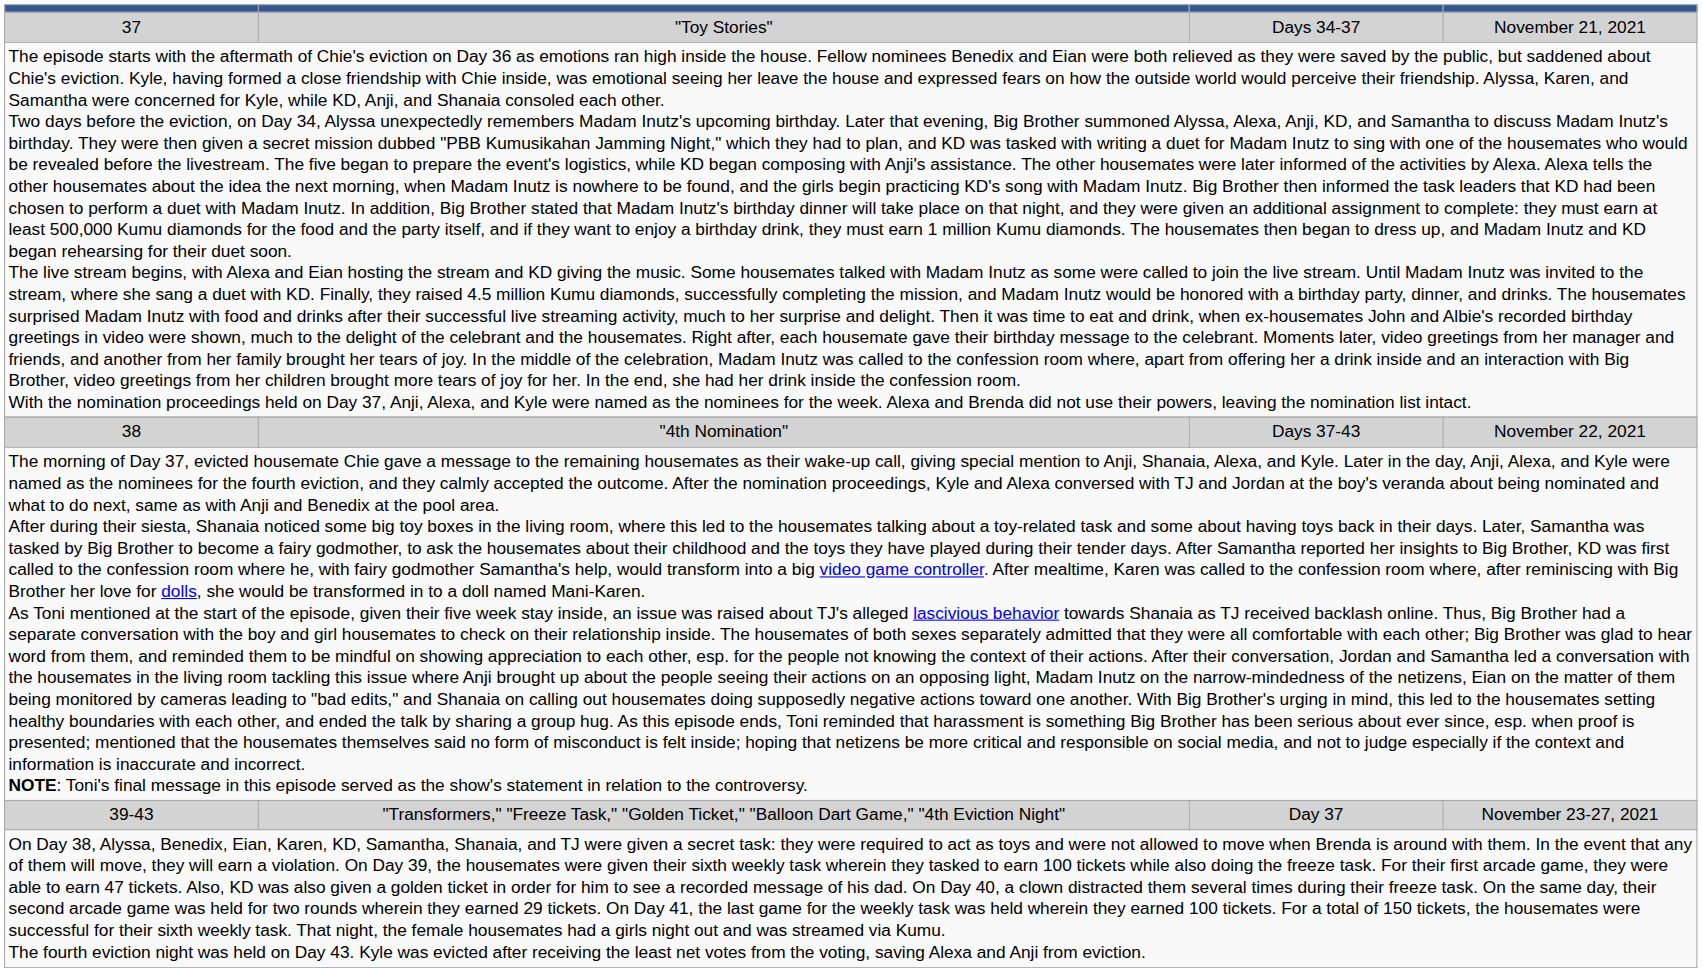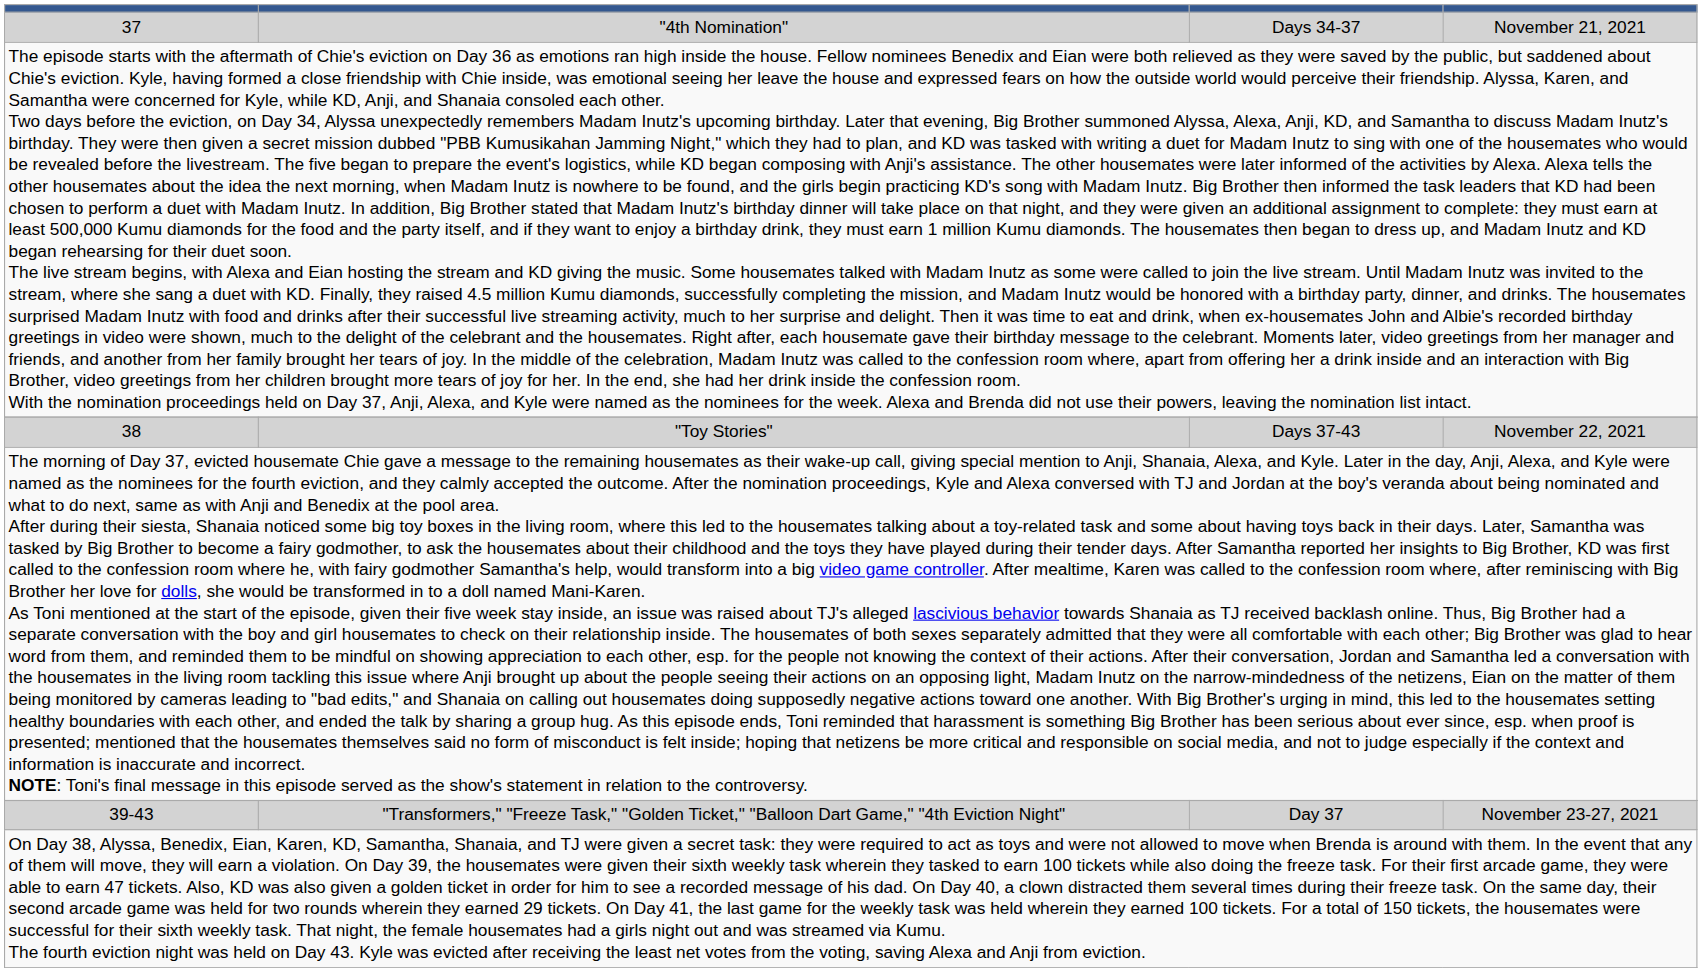(724, 27) "Toy Stories" -> (724, 27) "4th Nomination"
(724, 431) "4th Nomination" -> (724, 431) "Toy Stories"
